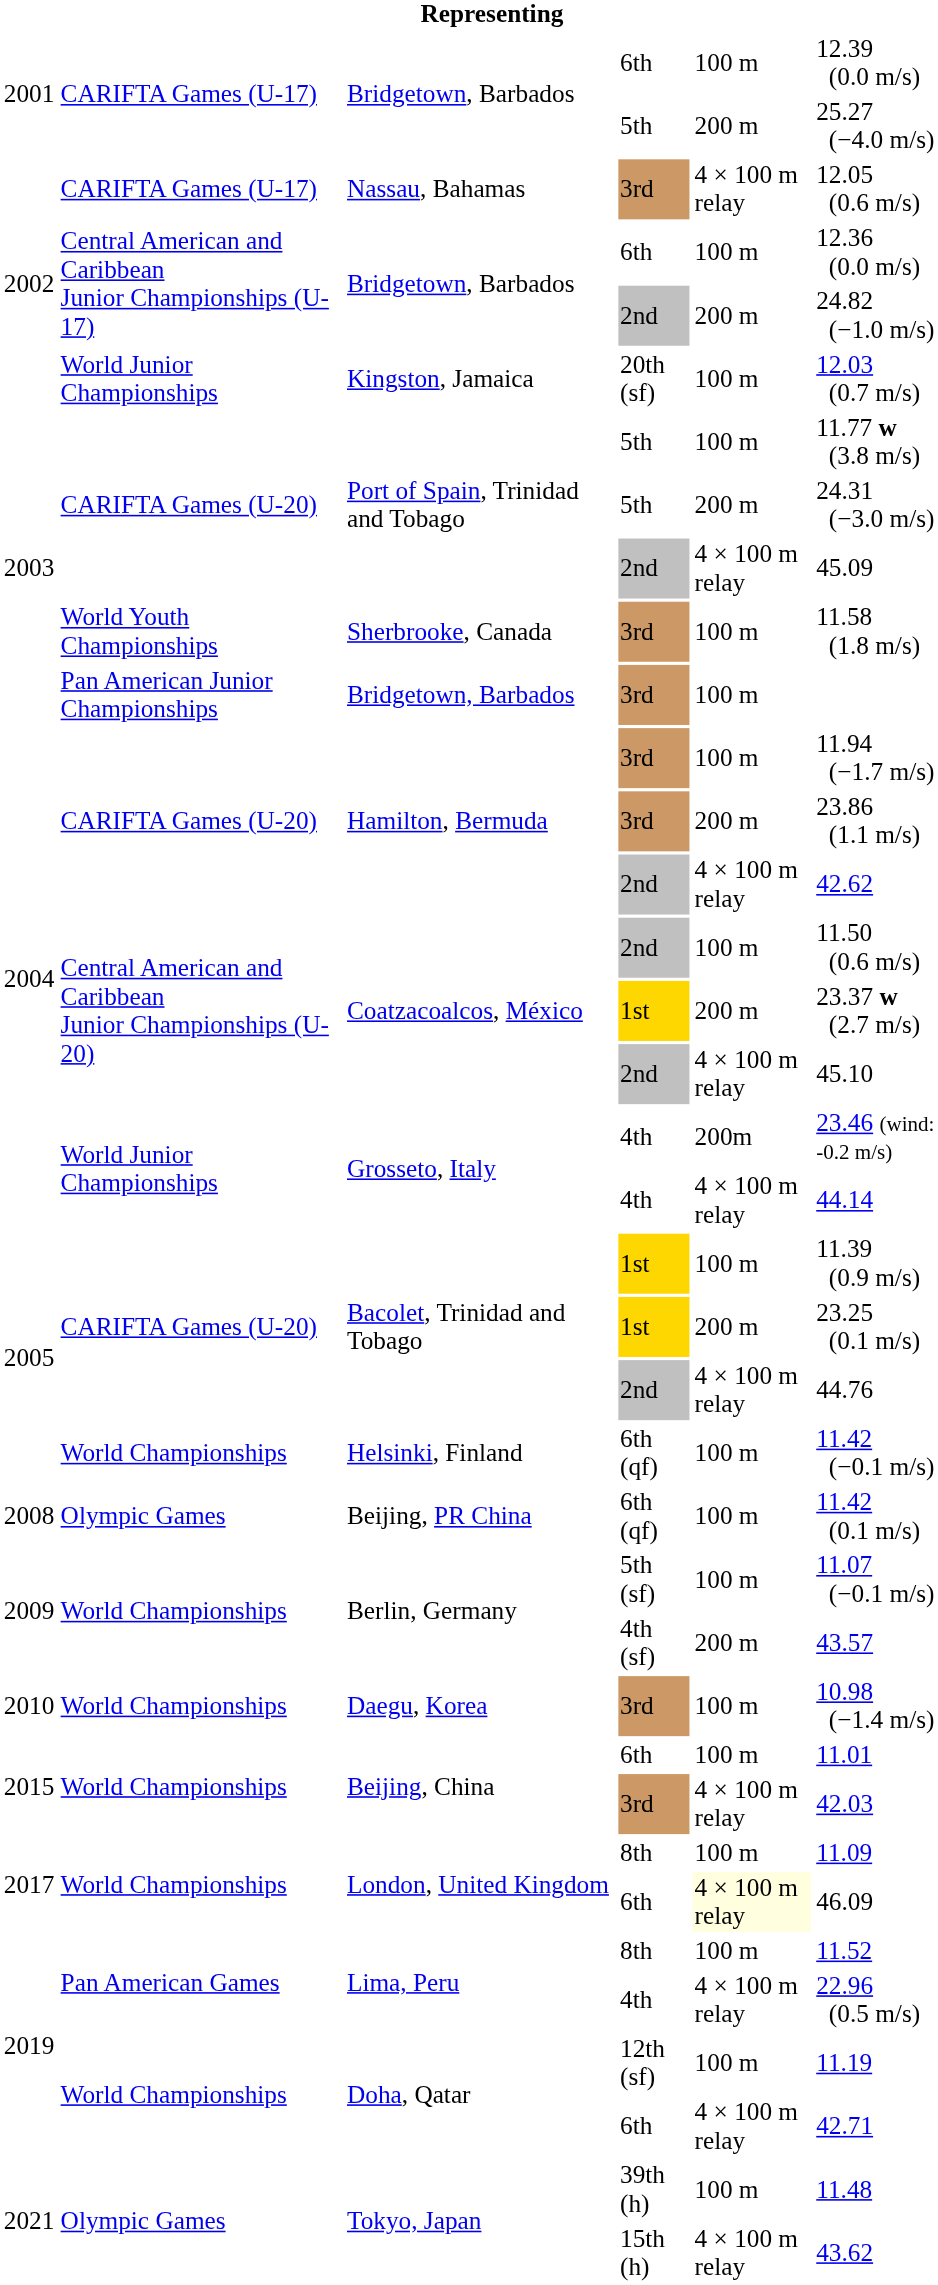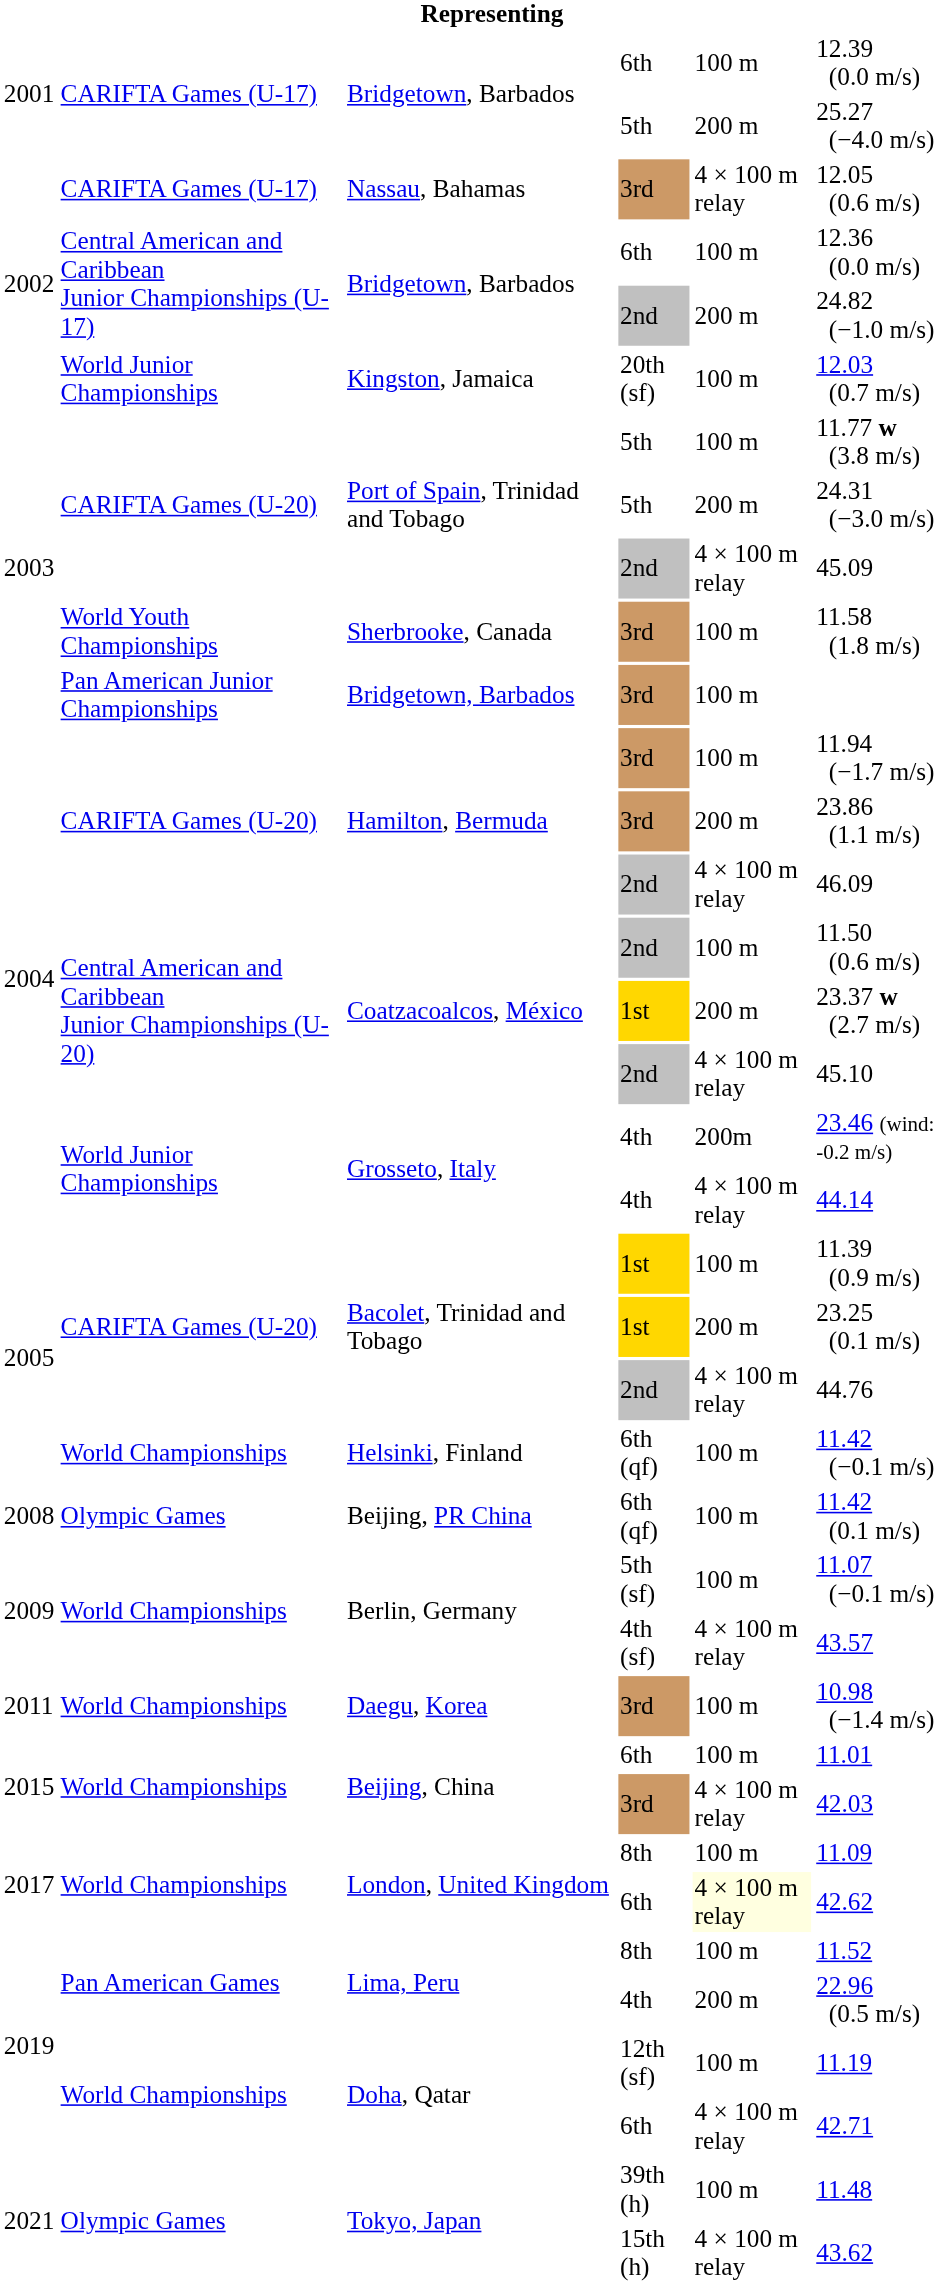(845, 884) 42.62 -> (845, 884) 46.09
(727, 1642) 200 m -> (746, 1642) 4 × 100 m relay
(29, 1705) 2010 -> (29, 1705) 2011
(845, 1901) 46.09 -> (845, 1901) 42.62
(746, 1999) 4 × 100 m relay -> (727, 1999) 200 m
